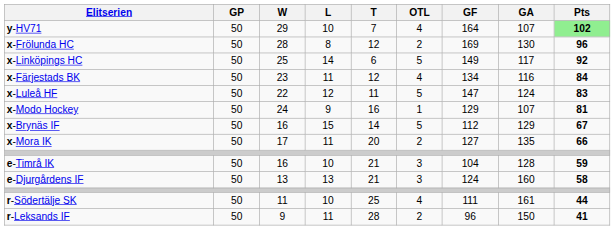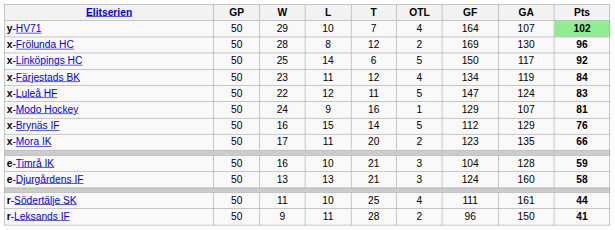(470, 61) 149 -> (470, 61) 150
(526, 77) 116 -> (526, 77) 119
(582, 126) 67 -> (582, 126) 76
(470, 142) 127 -> (470, 142) 123
